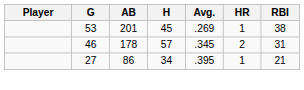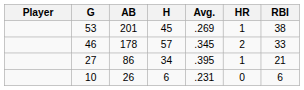(280, 45) 31 -> (280, 45) 33
+ row: (91, 77)
